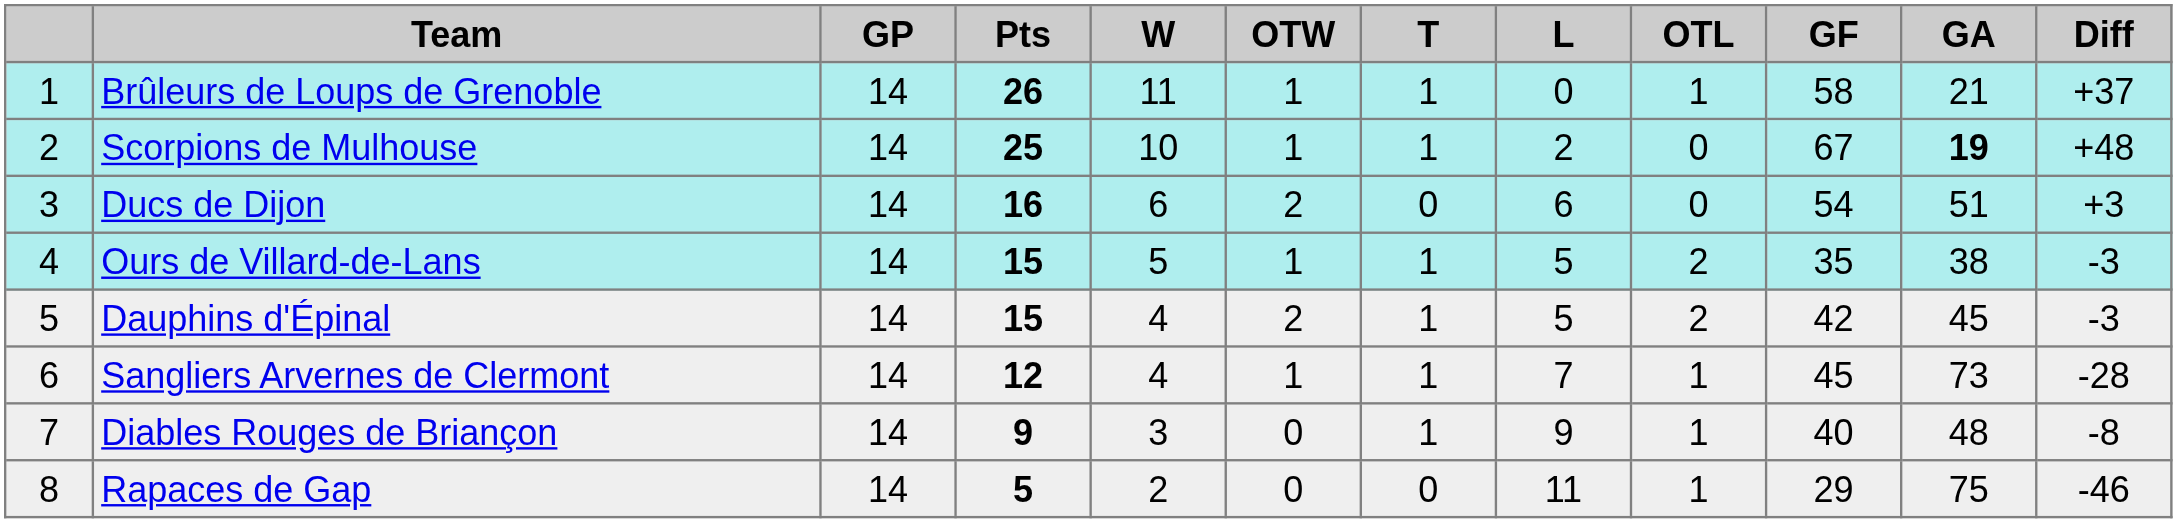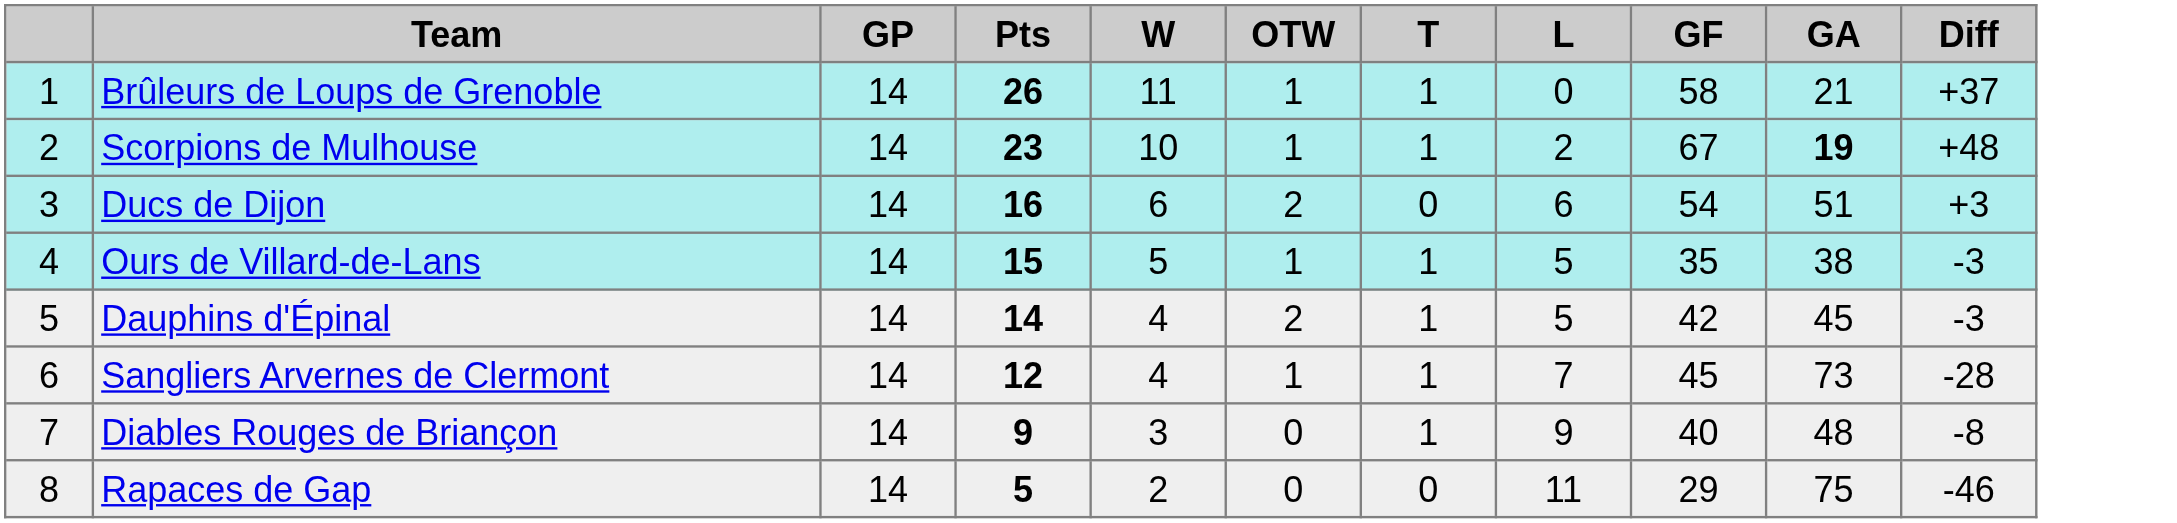- column: (1699, 34)
(1023, 147) 25 -> (1023, 147) 23
(1023, 318) 15 -> (1023, 318) 14
